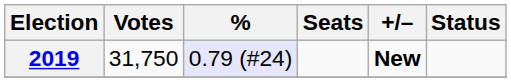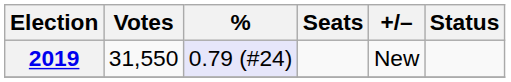(144, 58) 31,750 -> (144, 58) 31,550
(397, 58) bold -> (397, 58) normal
